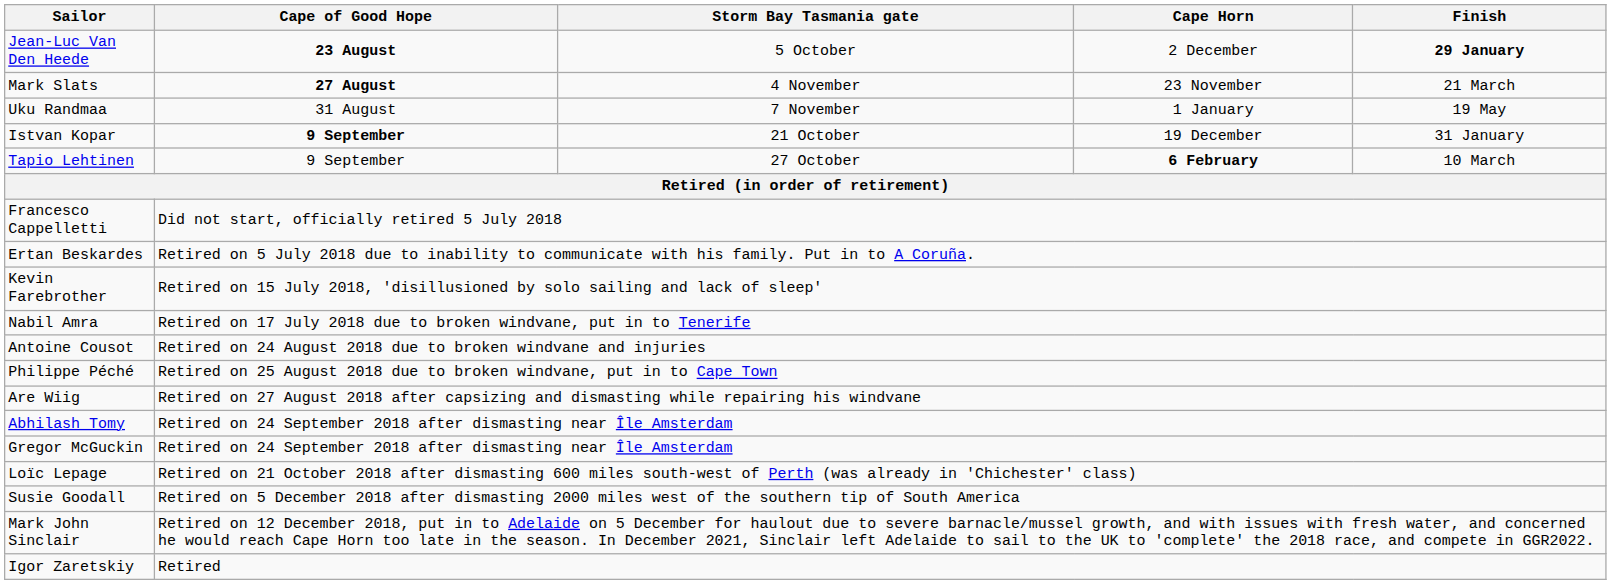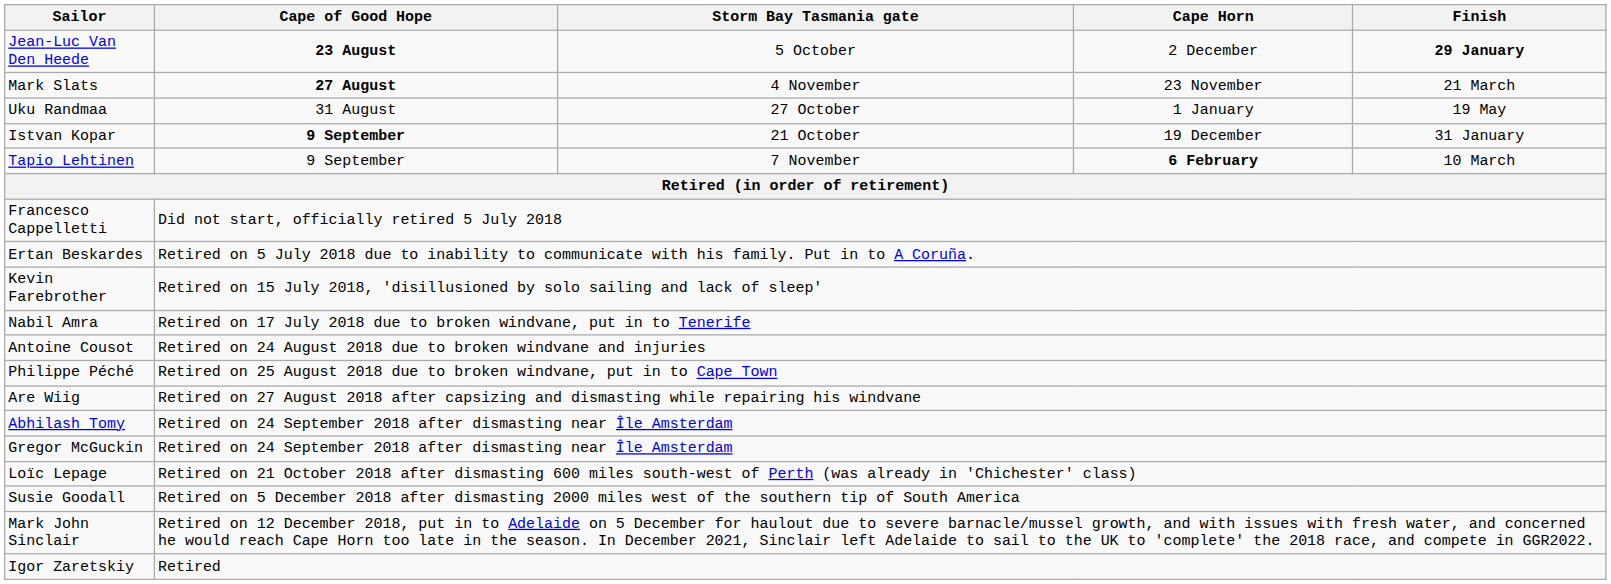(816, 110) 7 November -> (816, 110) 27 October
(816, 161) 27 October -> (816, 161) 7 November
